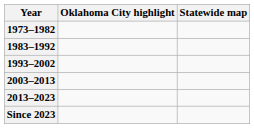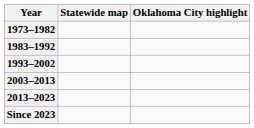columns swapped: (213, 13) <-> (117, 13)
